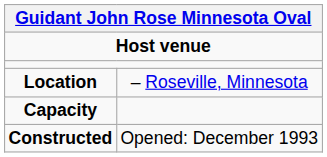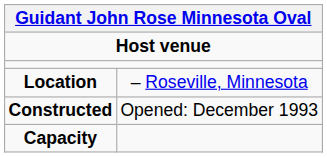rows swapped: (60, 138) <-> (60, 110)
